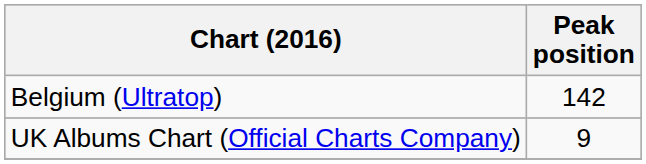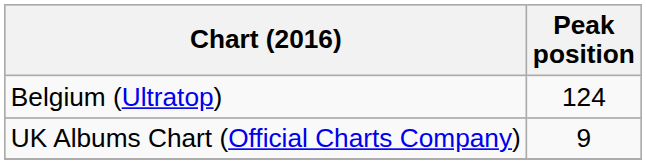(584, 96) 142 -> (584, 96) 124
